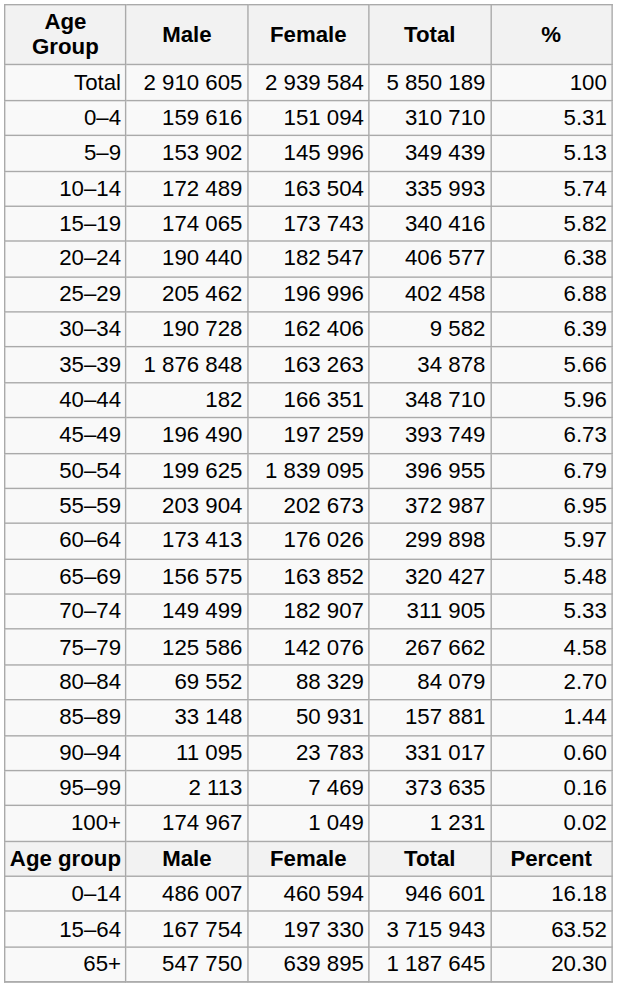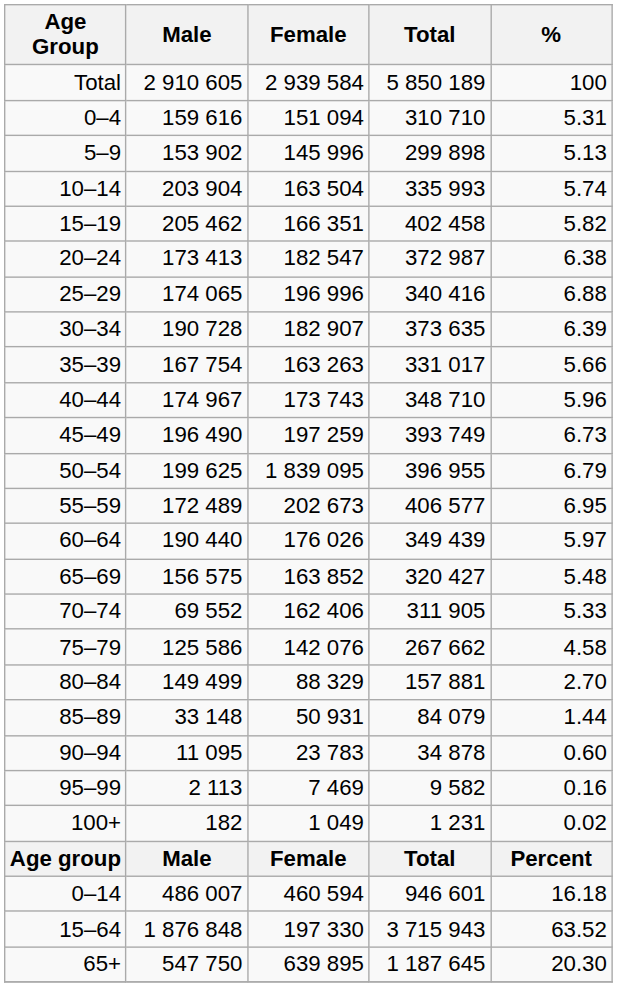(445, 152) 349 439 -> (445, 152) 299 898
(202, 188) 172 489 -> (202, 188) 203 904
(202, 223) 174 065 -> (202, 223) 205 462
(324, 223) 173 743 -> (324, 223) 166 351
(445, 223) 340 416 -> (445, 223) 402 458
(202, 258) 190 440 -> (202, 258) 173 413
(445, 258) 406 577 -> (445, 258) 372 987
(202, 294) 205 462 -> (202, 294) 174 065
(445, 294) 402 458 -> (445, 294) 340 416
(324, 329) 162 406 -> (324, 329) 182 907
(458, 329) 9 582 -> (445, 329) 373 635
(193, 364) 1 876 848 -> (202, 364) 167 754
(451, 364) 34 878 -> (445, 364) 331 017
(224, 399) 182 -> (202, 399) 174 967
(324, 399) 166 351 -> (324, 399) 173 743
(202, 505) 203 904 -> (202, 505) 172 489
(445, 505) 372 987 -> (445, 505) 406 577
(202, 540) 173 413 -> (202, 540) 190 440
(445, 540) 299 898 -> (445, 540) 349 439
(202, 611) 149 499 -> (208, 611) 69 552
(324, 611) 182 907 -> (324, 611) 162 406
(208, 682) 69 552 -> (202, 682) 149 499
(451, 682) 84 079 -> (445, 682) 157 881
(445, 717) 157 881 -> (451, 717) 84 079
(445, 752) 331 017 -> (451, 752) 34 878
(445, 787) 373 635 -> (458, 787) 9 582
(202, 823) 174 967 -> (224, 823) 182
(202, 928) 167 754 -> (193, 928) 1 876 848
